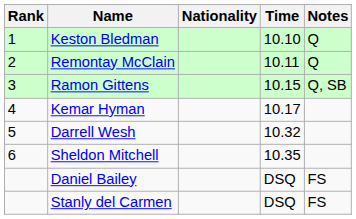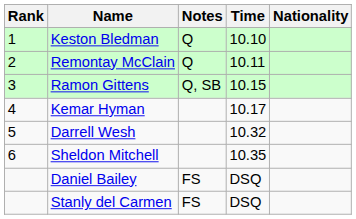columns swapped: (219, 16) <-> (328, 16)
